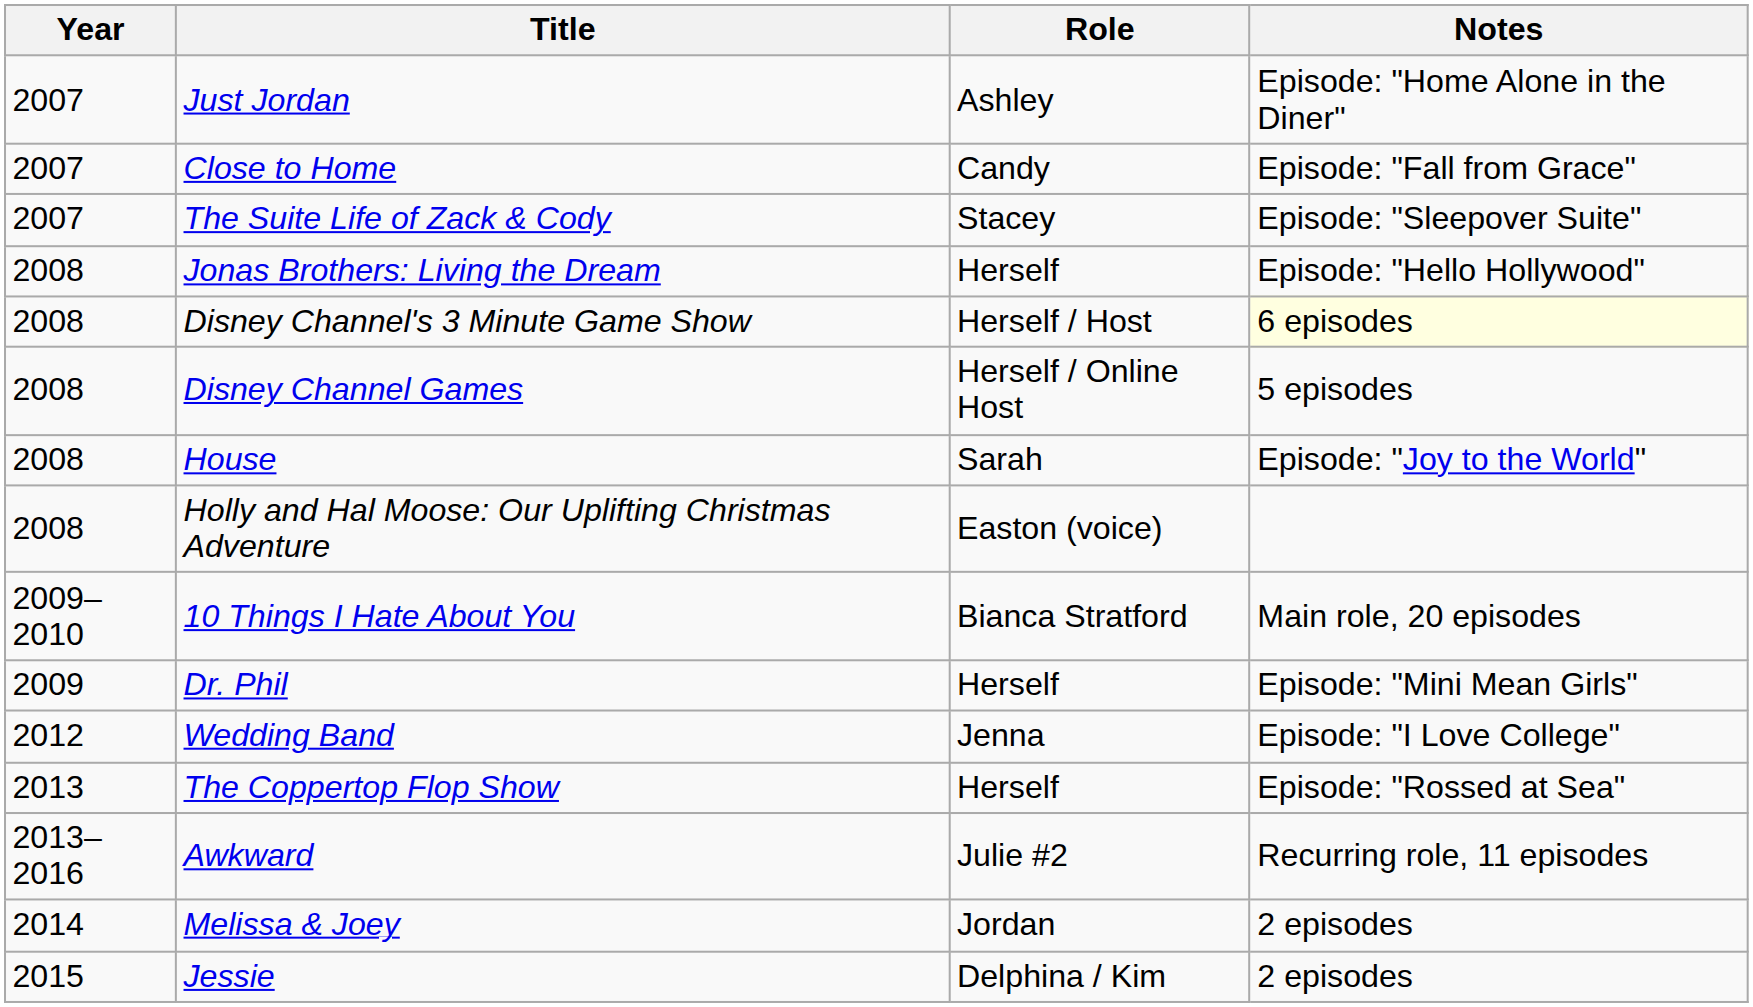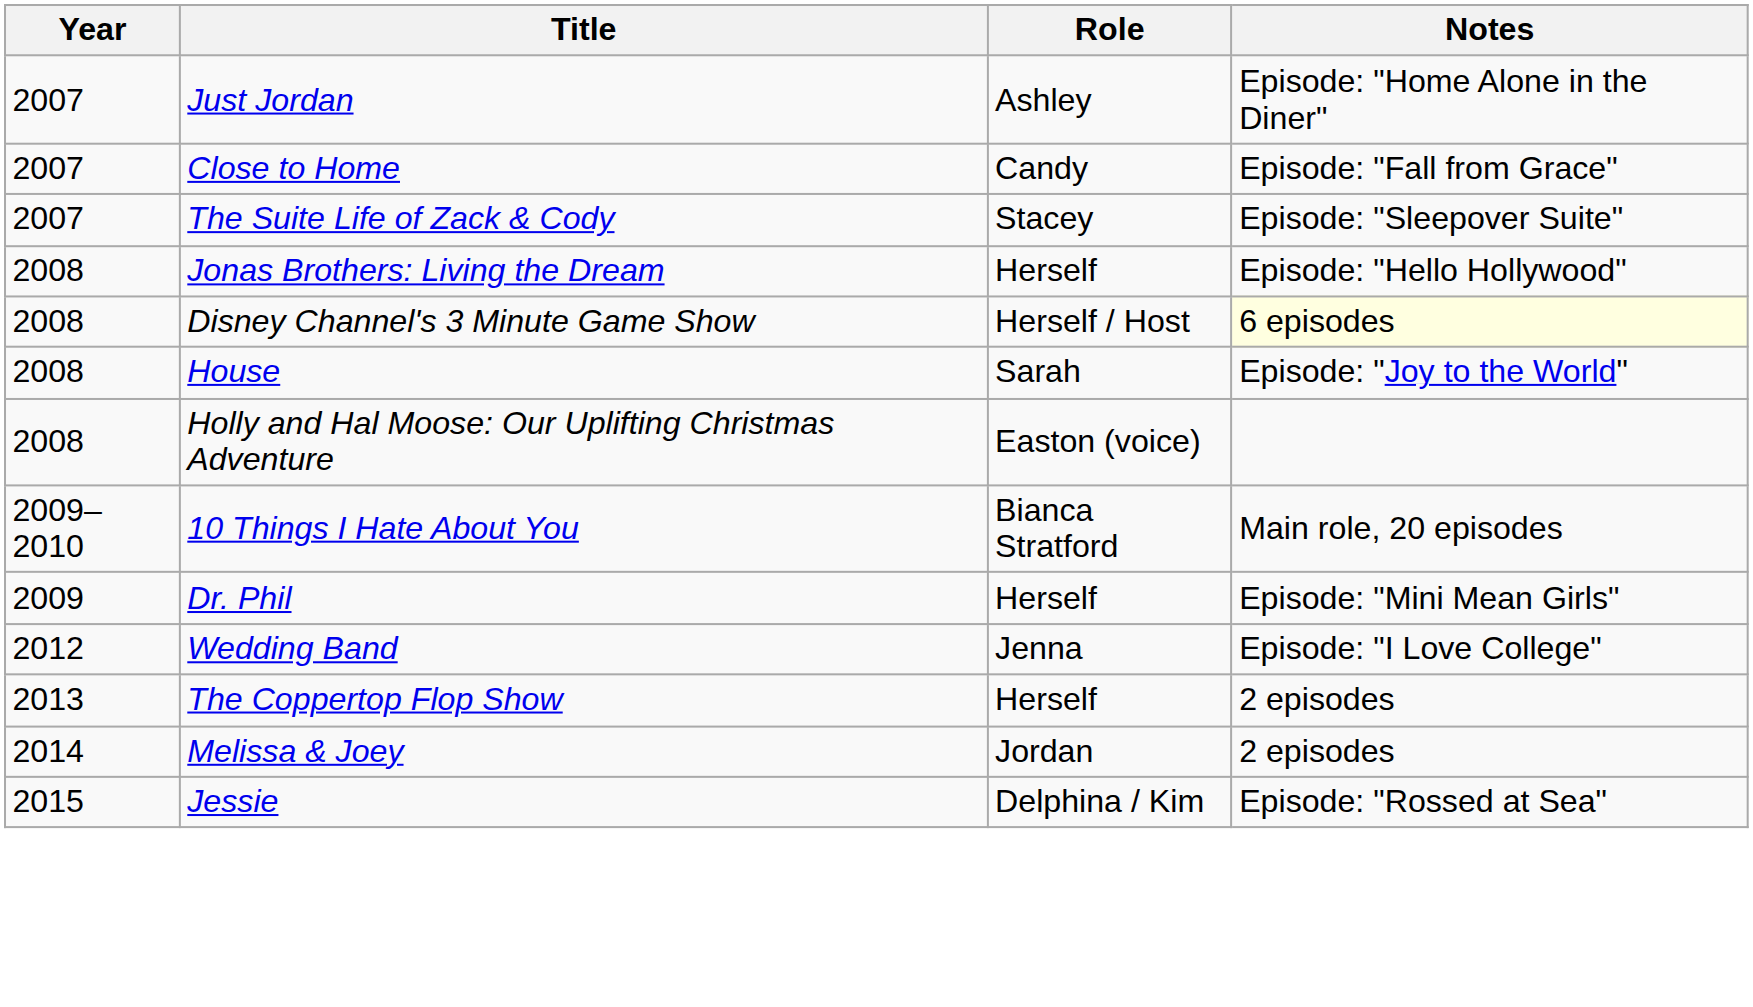- row: (353, 390)
(1441, 786) Episode: "Rossed at Sea" -> (1317, 699) 2 episodes
- row: (248, 855)
(1335, 975) 2 episodes -> (1423, 801) Episode: "Rossed at Sea"
